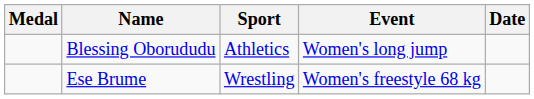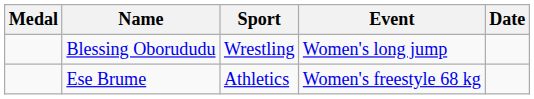(257, 49) Athletics -> (259, 49) Wrestling
(259, 79) Wrestling -> (257, 79) Athletics
